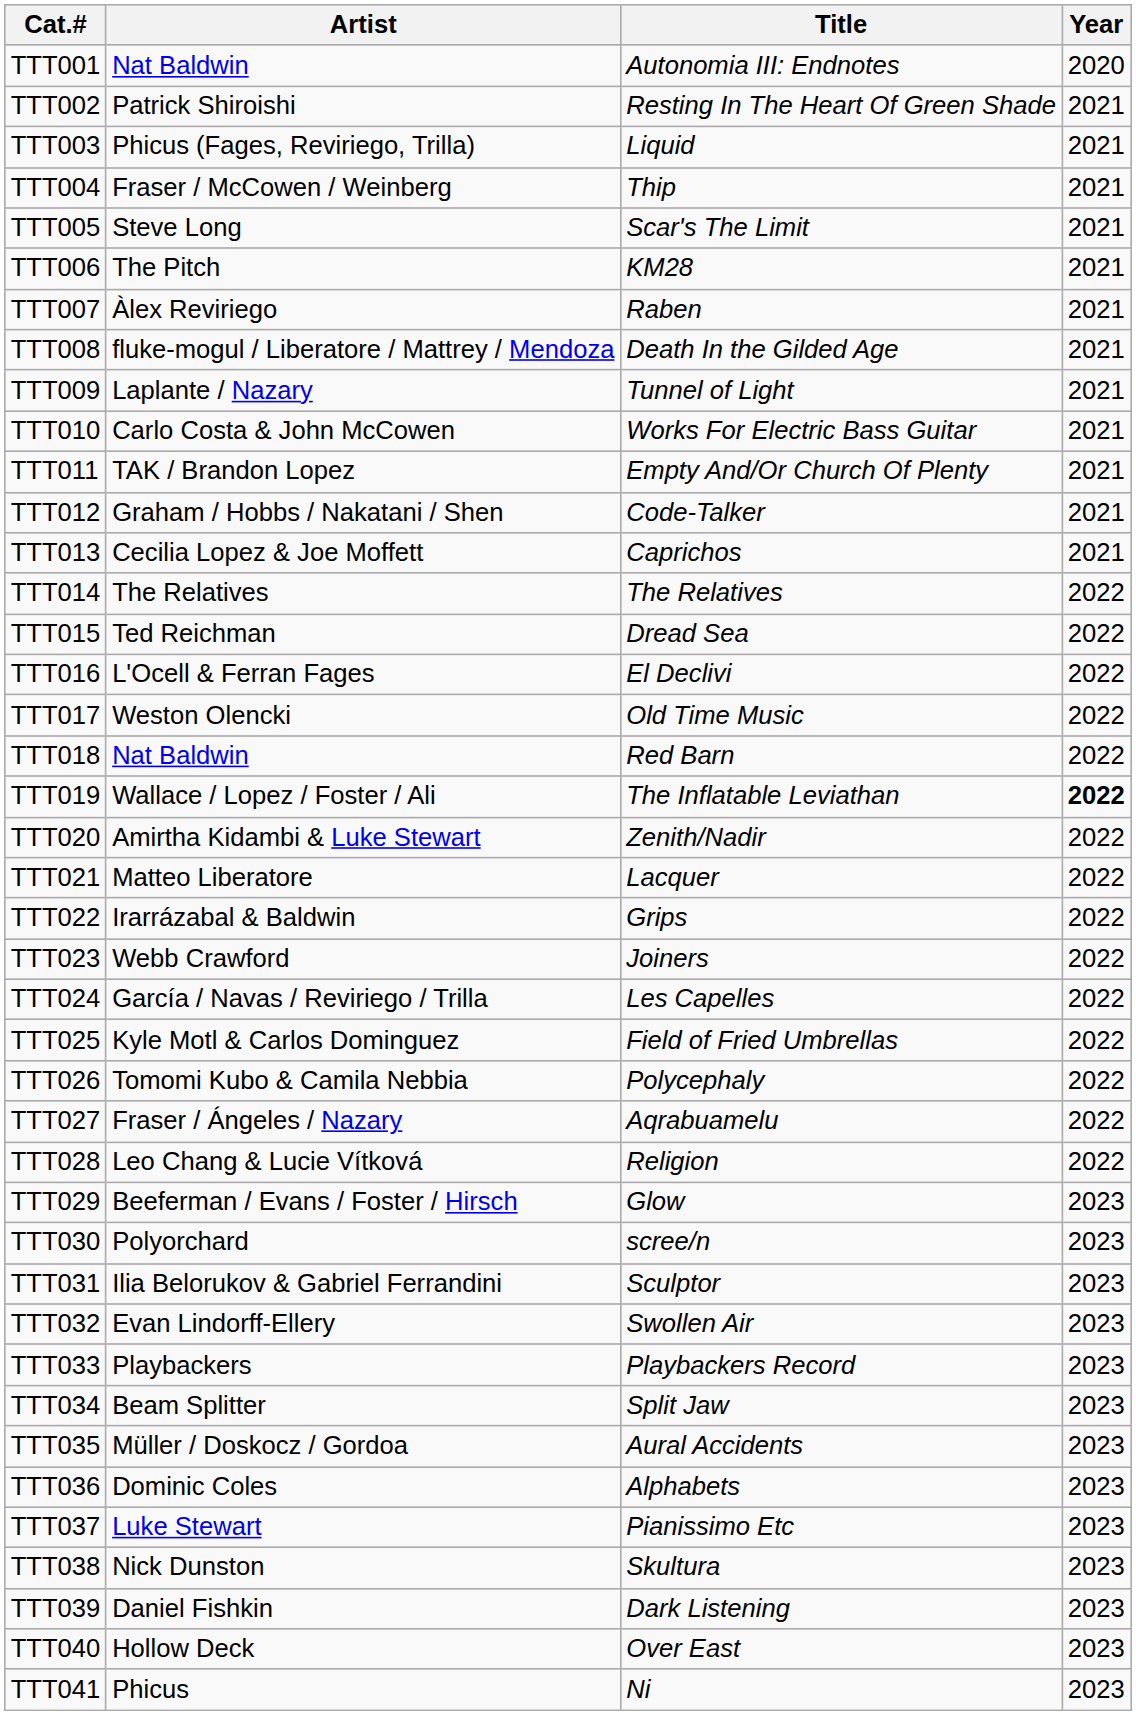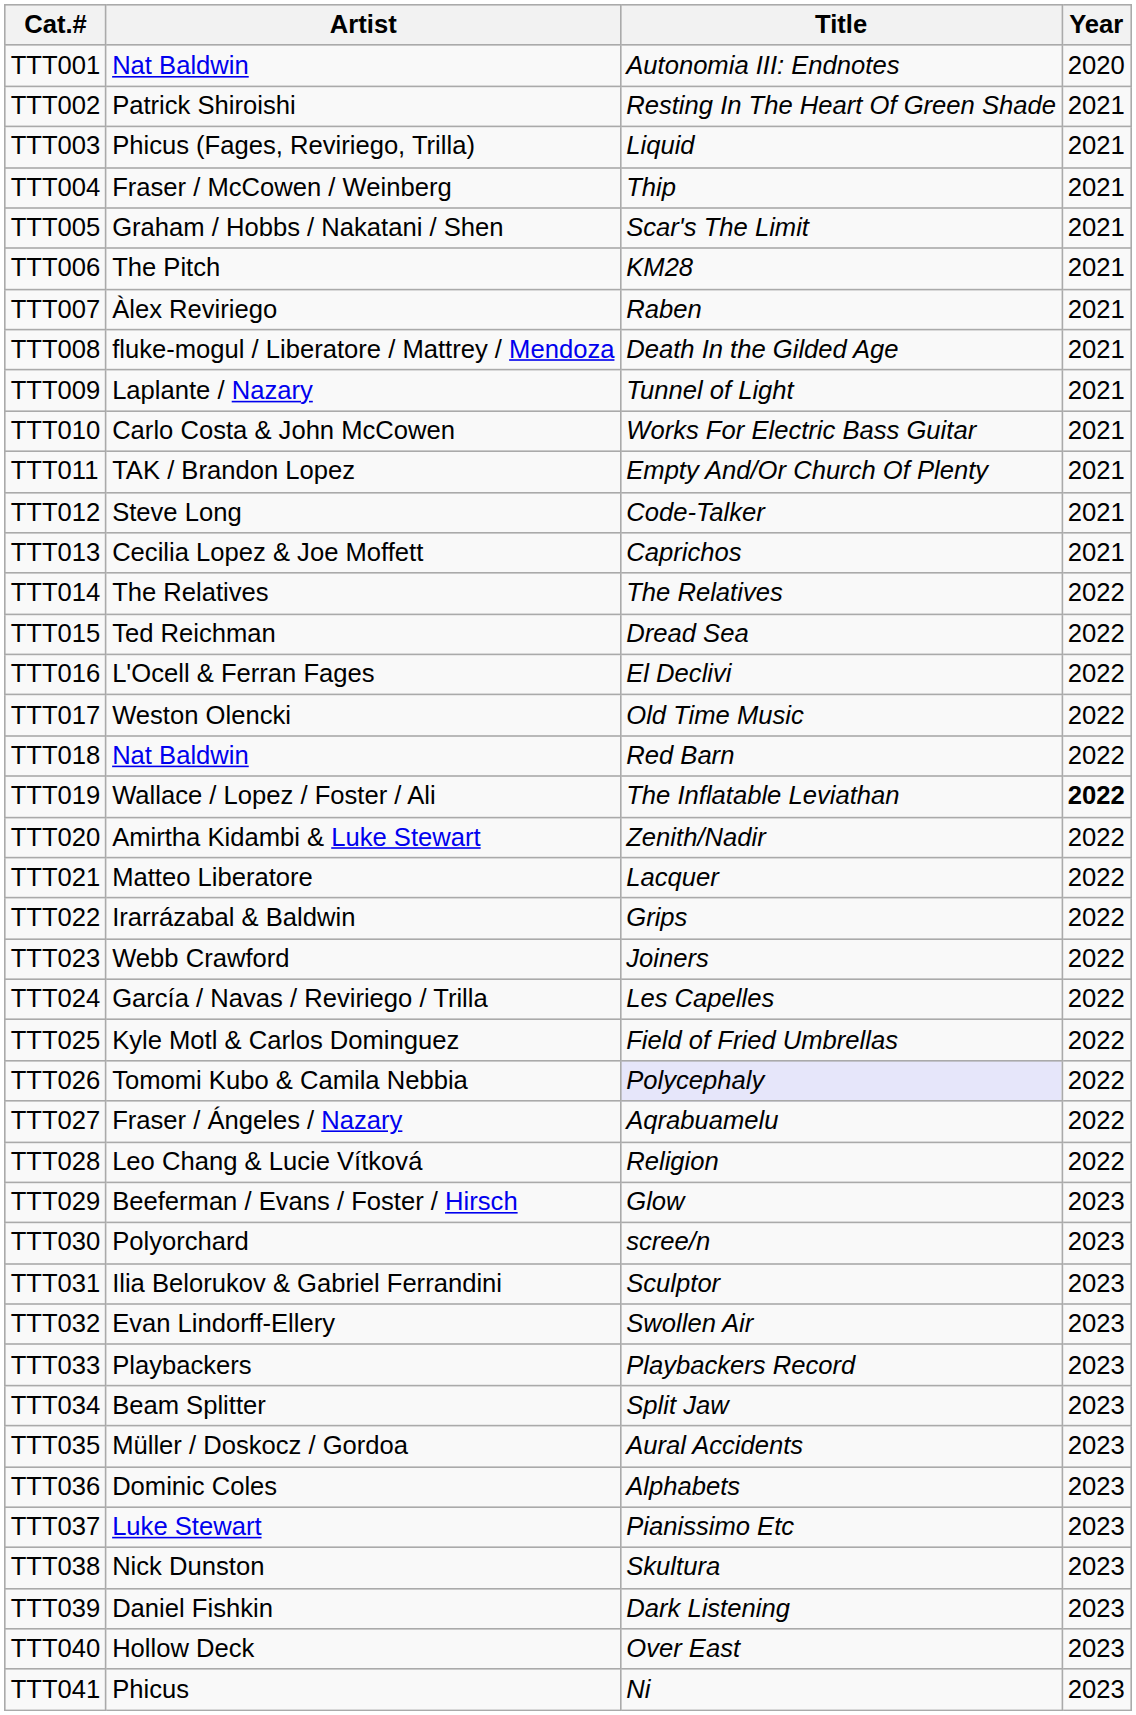(177, 227) Steve Long -> (308, 227) Graham / Hobbs / Nakatani / Shen
(308, 512) Graham / Hobbs / Nakatani / Shen -> (177, 512) Steve Long
(695, 1080) no background -> (695, 1080) lavender background
